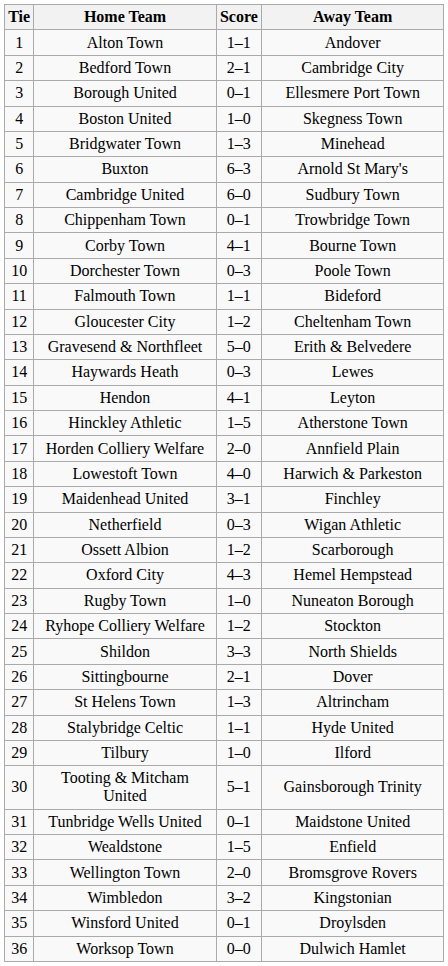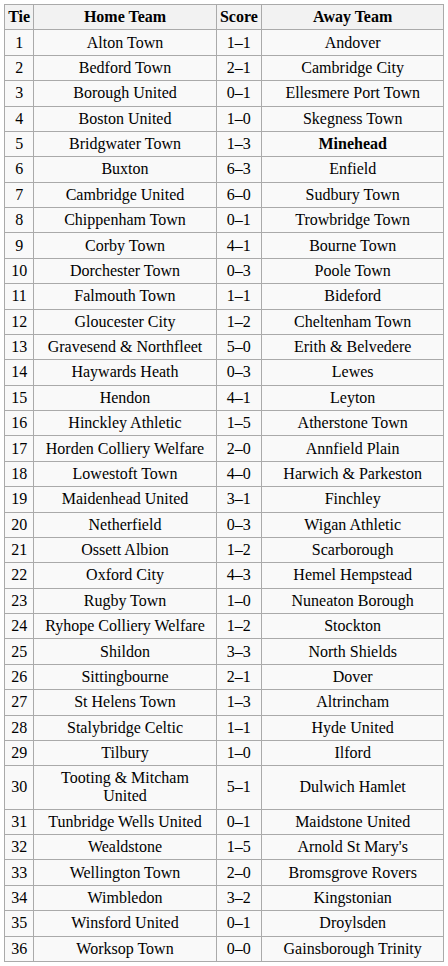(353, 144) normal -> (353, 144) bold
(353, 169) Arnold St Mary's -> (353, 169) Enfield
(353, 787) Gainsborough Trinity -> (353, 787) Dulwich Hamlet
(353, 847) Enfield -> (353, 847) Arnold St Mary's
(353, 948) Dulwich Hamlet -> (353, 948) Gainsborough Trinity
